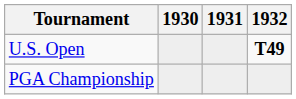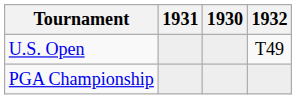columns swapped: (180, 19) <-> (225, 19)
(269, 49) bold -> (269, 49) normal
